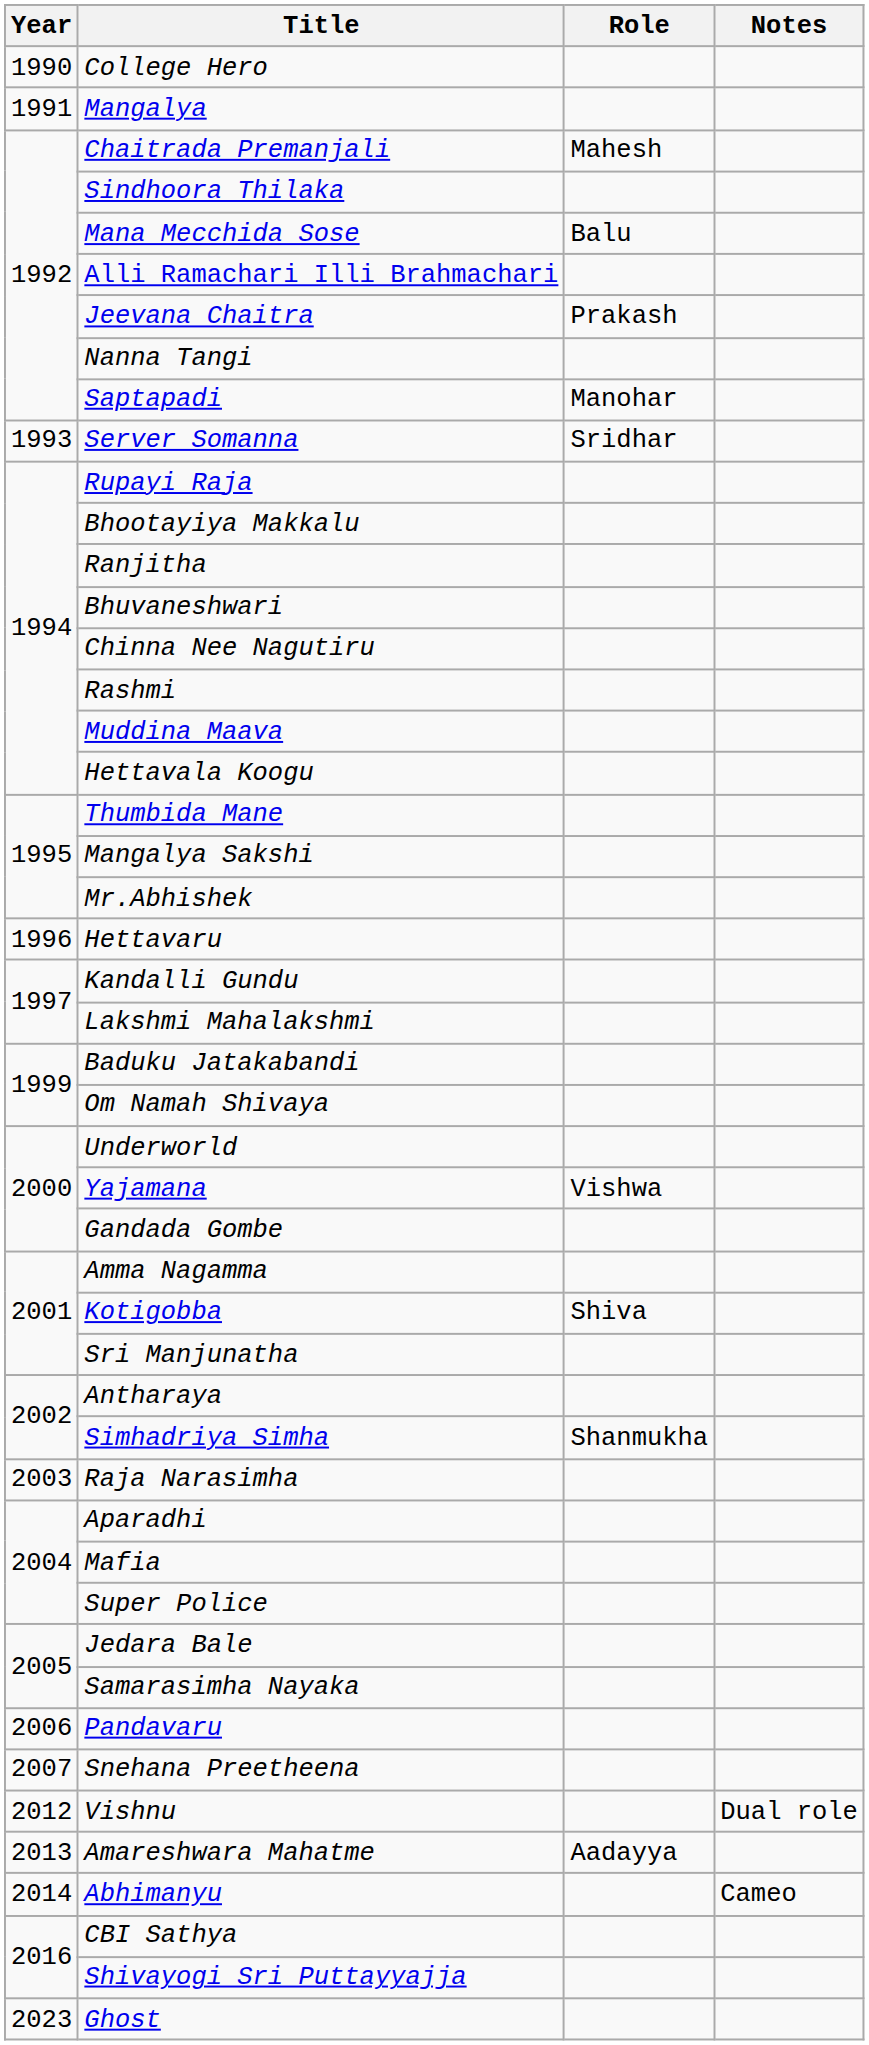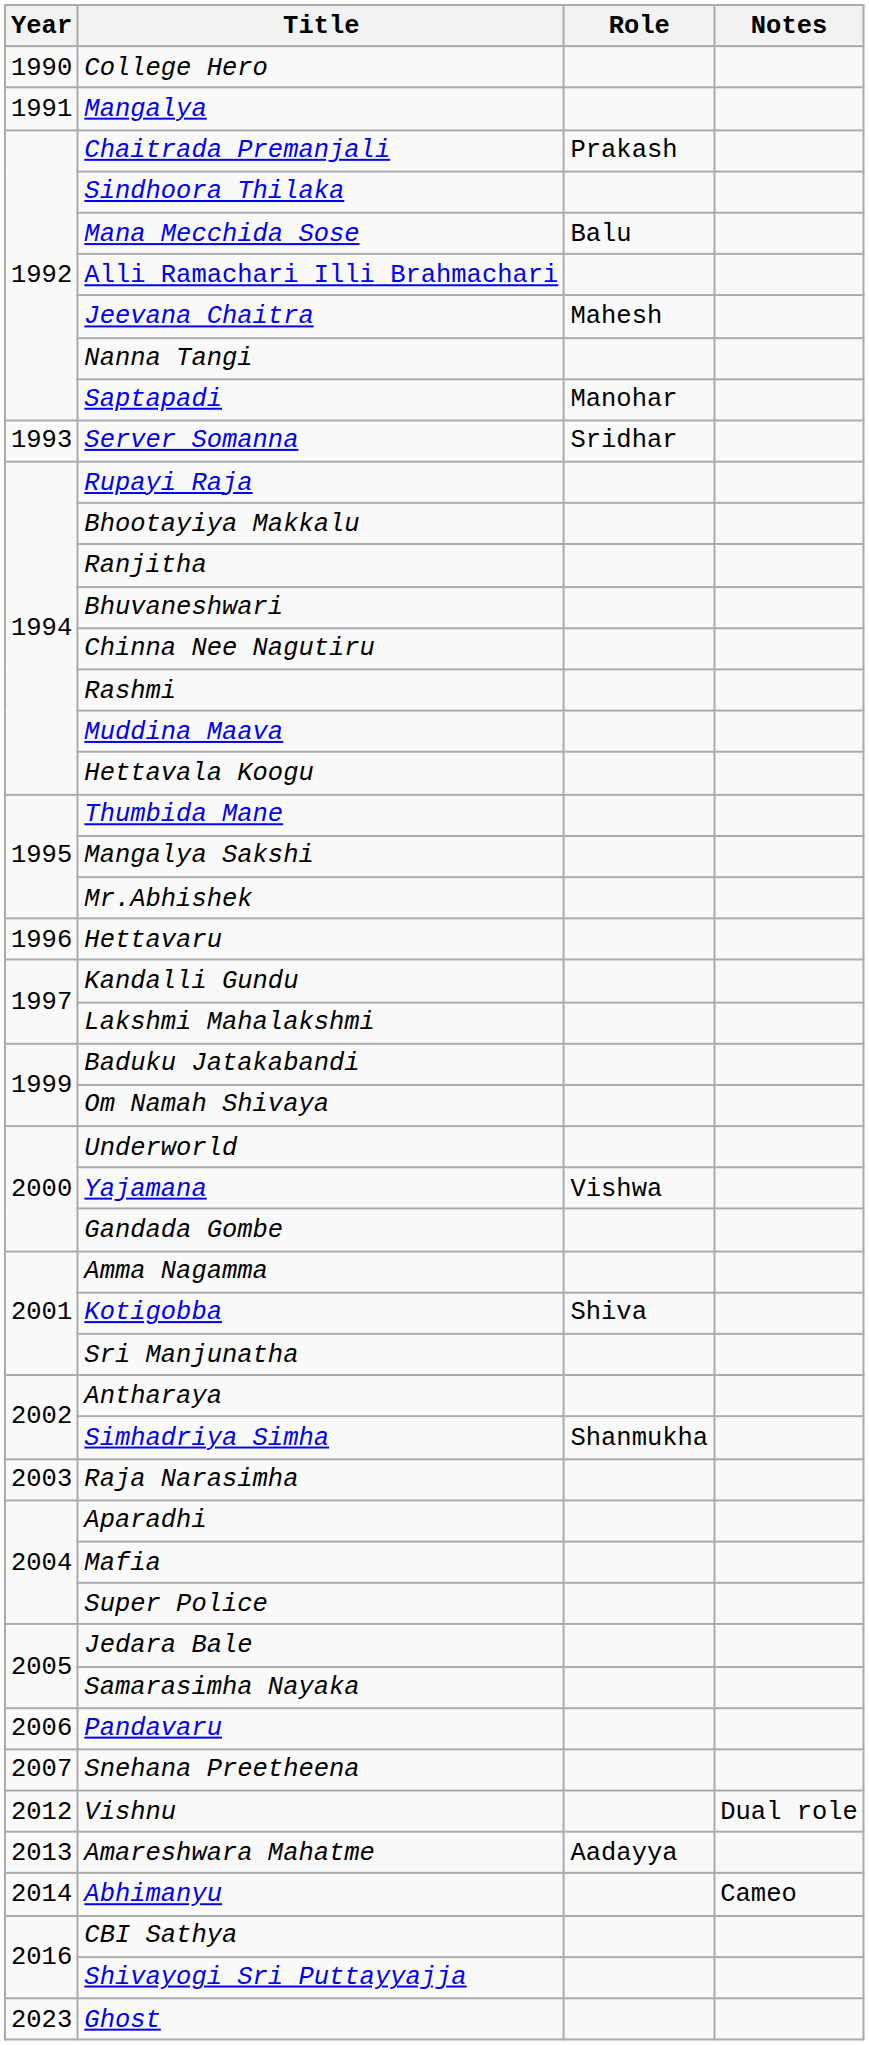(616, 150) Mahesh -> (624, 150) Prakash
(624, 316) Prakash -> (616, 316) Mahesh
